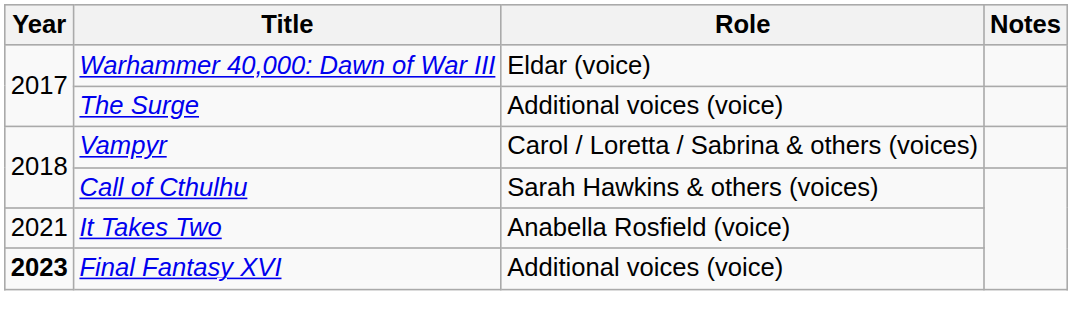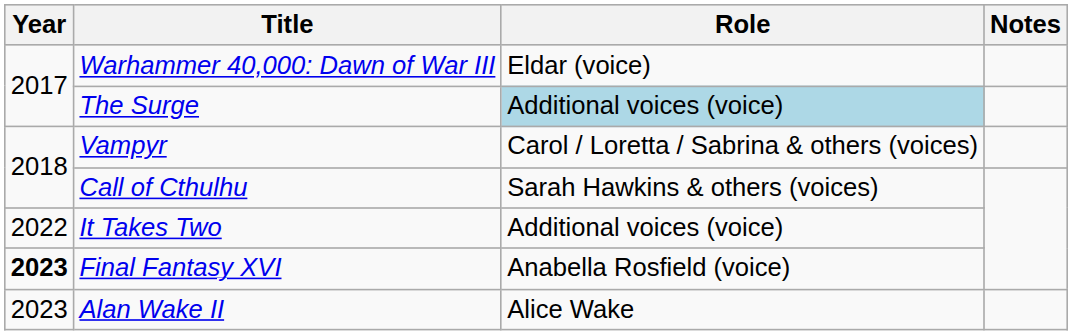(645, 106) no background -> (645, 106) lightblue background
(39, 227) 2021 -> (39, 227) 2022
(649, 227) Anabella Rosfield (voice) -> (645, 227) Additional voices (voice)
(645, 268) Additional voices (voice) -> (649, 268) Anabella Rosfield (voice)
+ row: (152, 308)
